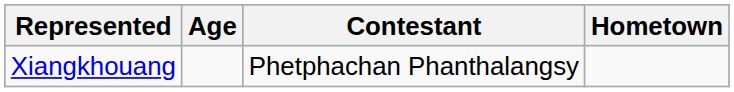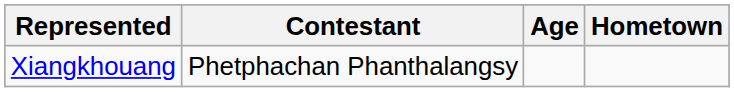columns swapped: (414, 25) <-> (212, 25)
